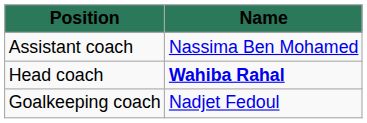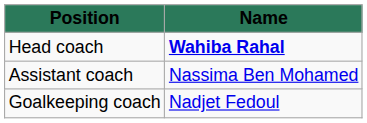rows swapped: (56, 74) <-> (71, 46)
